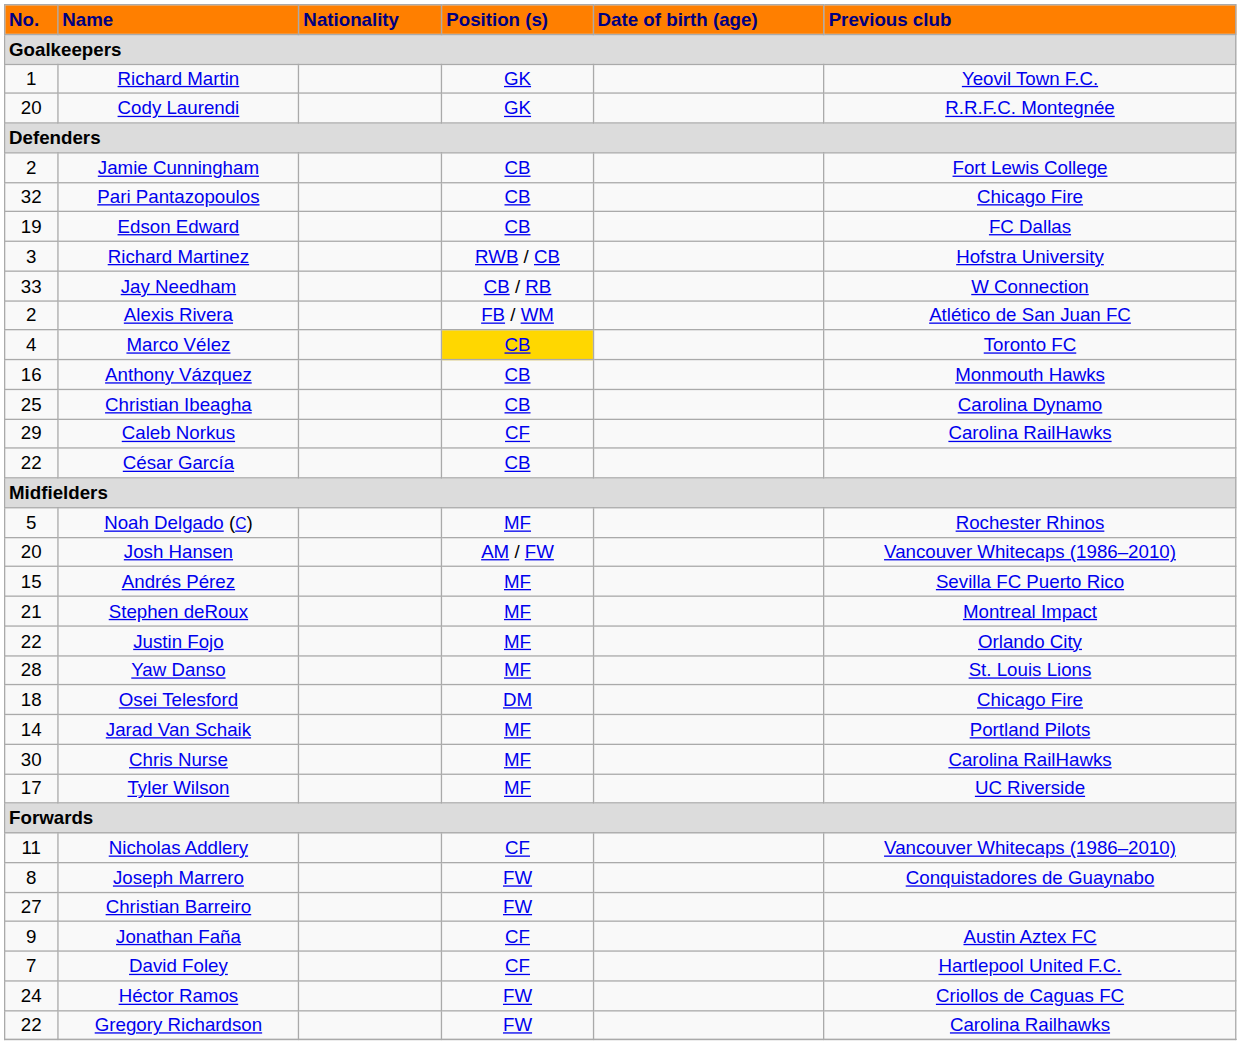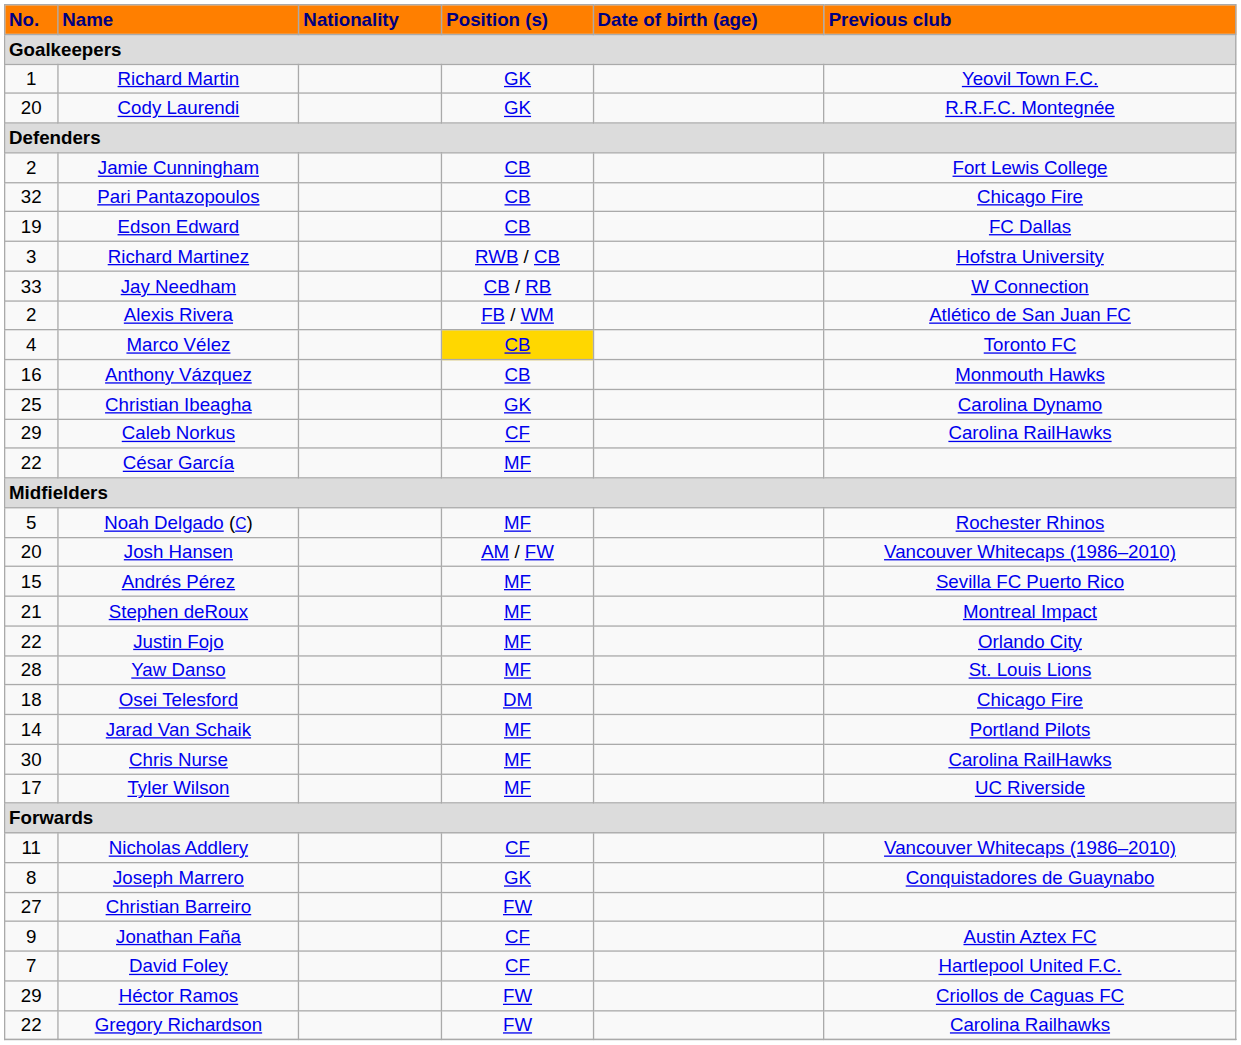(518, 404) CB -> (518, 404) GK
(518, 463) CB -> (518, 463) MF
(518, 878) FW -> (518, 878) GK
(31, 996) 24 -> (31, 996) 29
